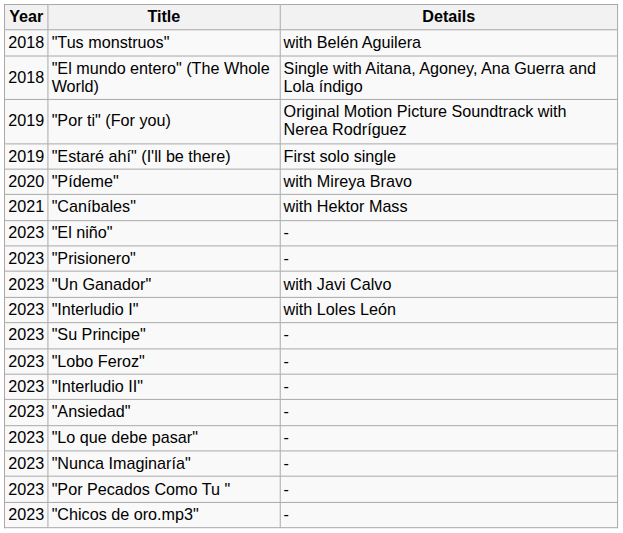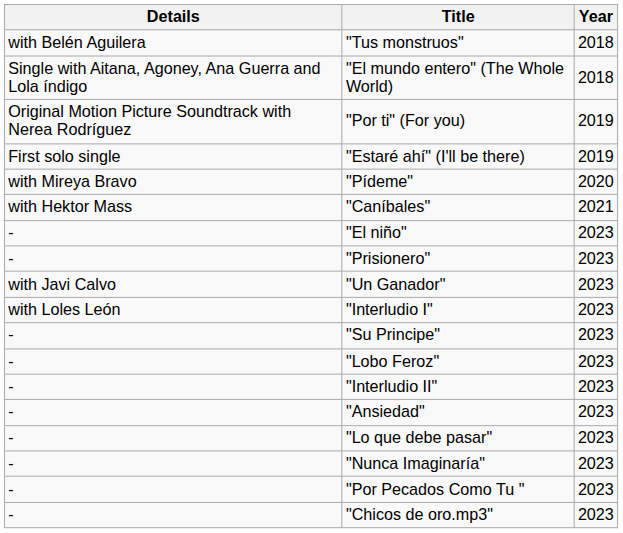columns swapped: (26, 17) <-> (449, 17)
